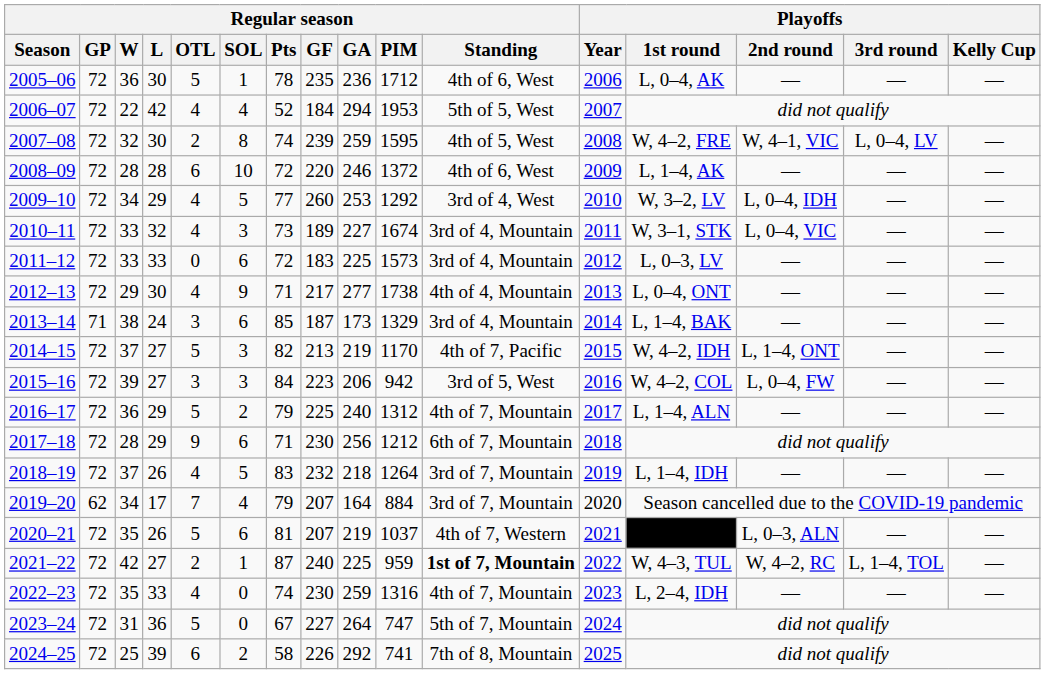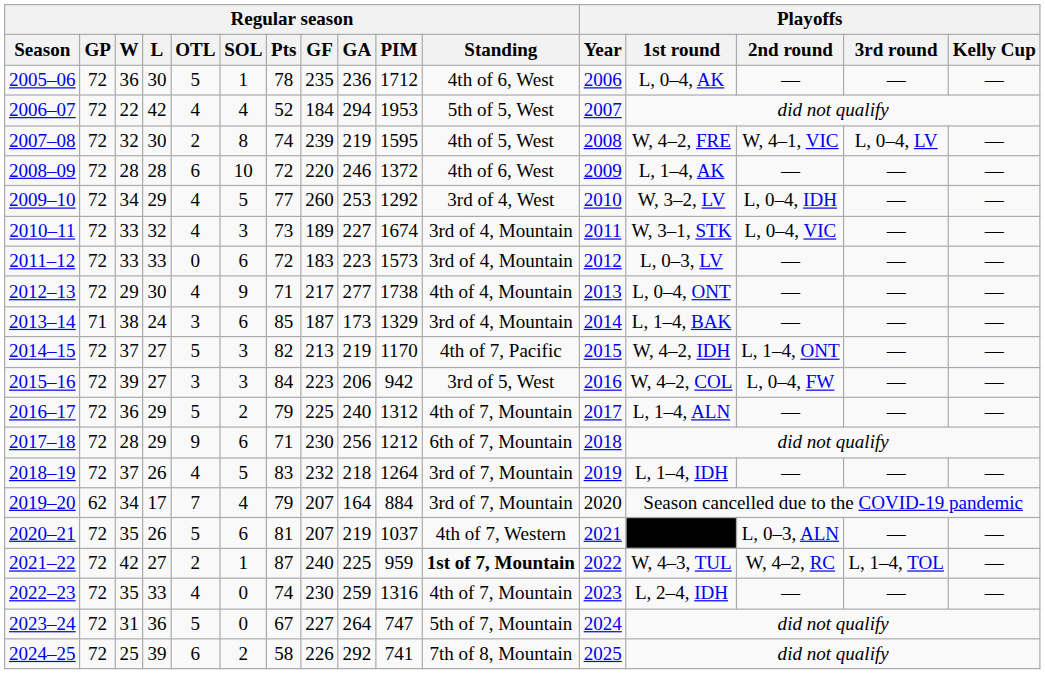(357, 140) 259 -> (357, 140) 219
(357, 261) 225 -> (357, 261) 223
